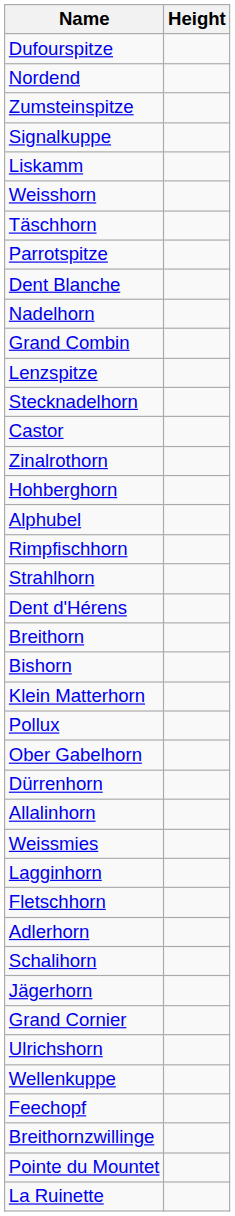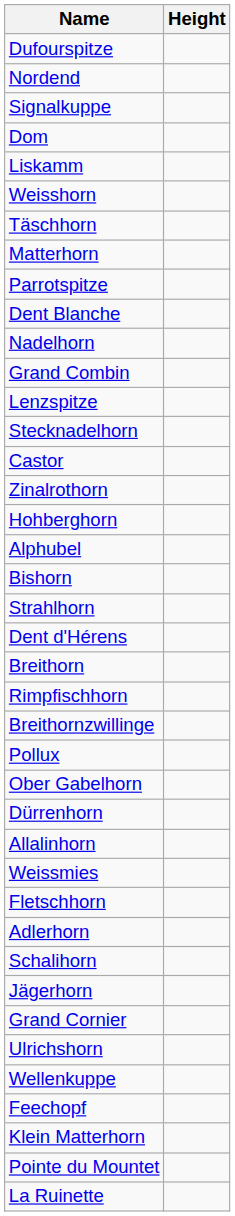- row: (71, 107)
+ row: (28, 136)
+ row: (54, 254)
rows swapped: (68, 549) <-> (40, 666)
rows swapped: (82, 1137) <-> (77, 696)
- row: (55, 872)
